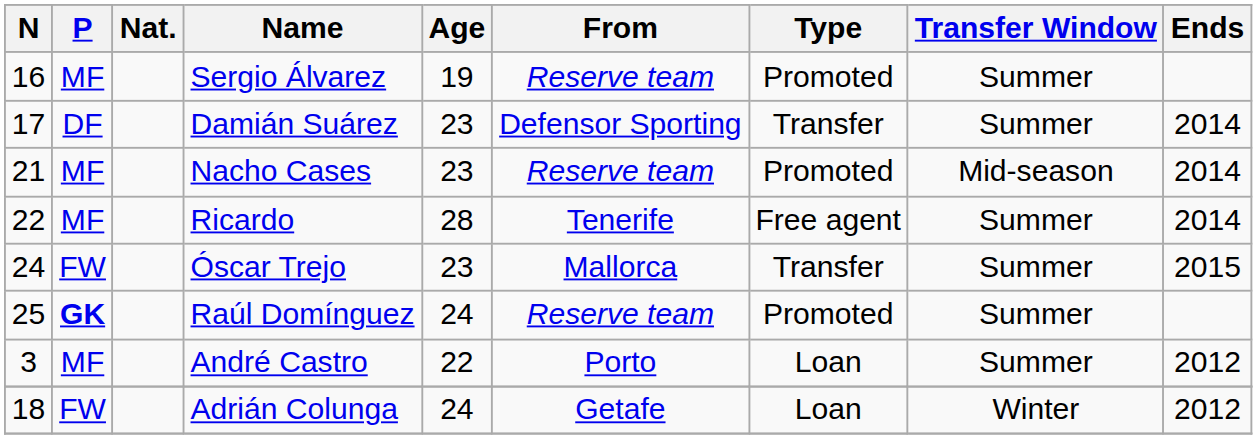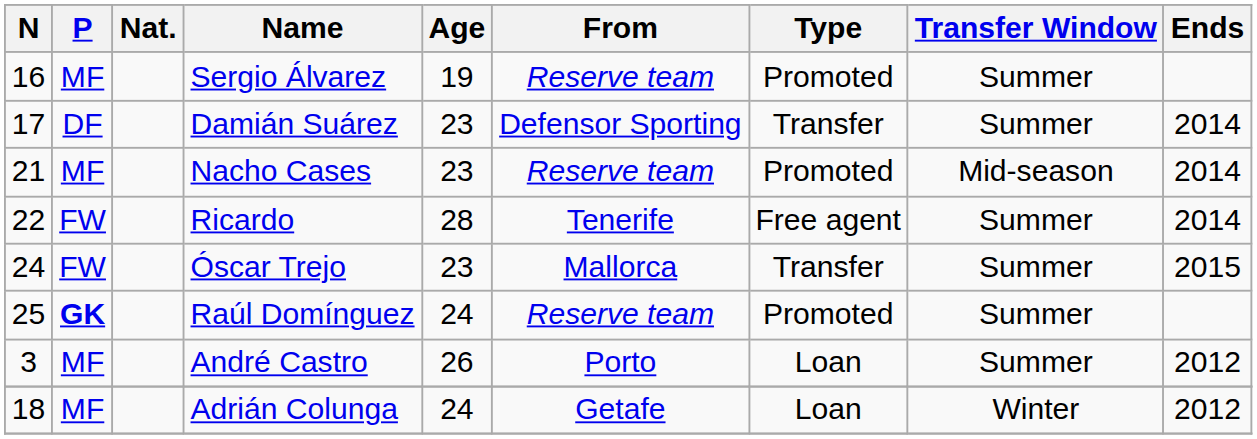(83, 219) MF -> (83, 219) FW
(457, 362) 22 -> (457, 362) 26
(83, 409) FW -> (83, 409) MF
